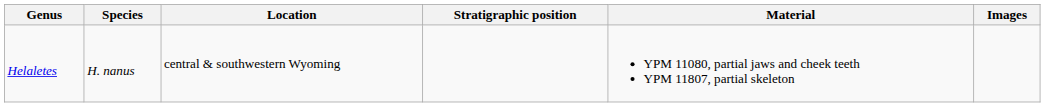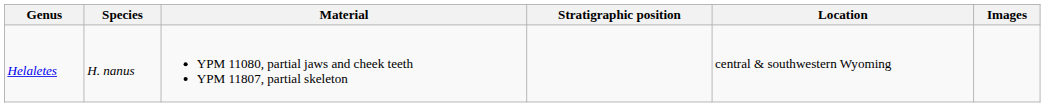columns swapped: (292, 14) <-> (791, 14)
